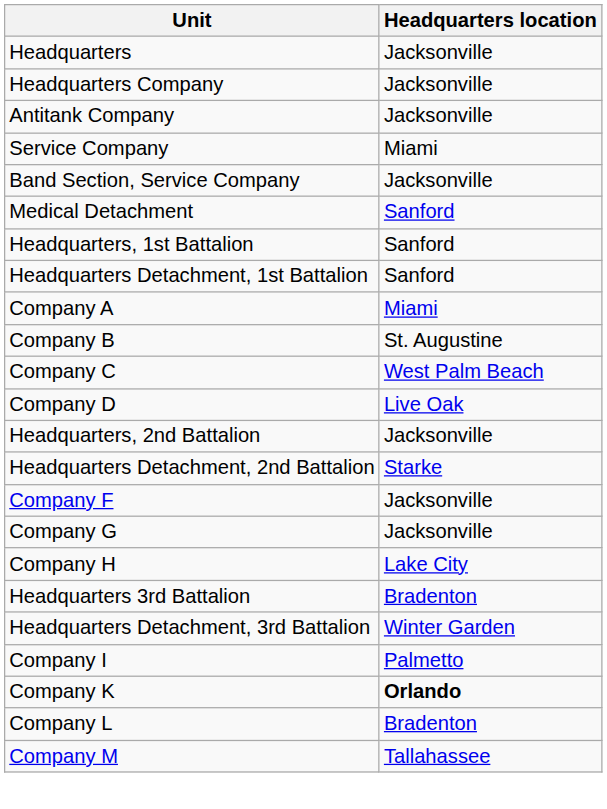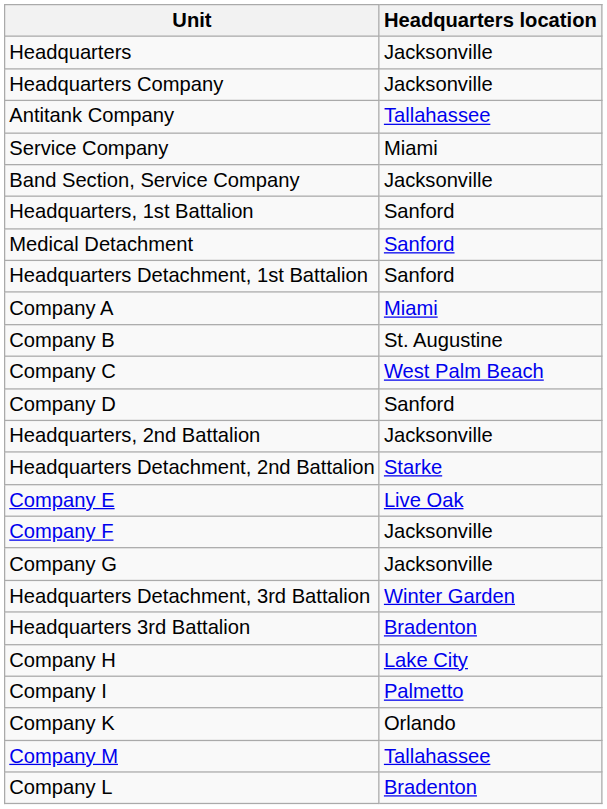(438, 116) Jacksonville -> (437, 116) Tallahassee
rows swapped: (101, 212) <-> (131, 244)
(424, 404) Live Oak -> (419, 404) Sanford
+ row: (62, 500)
rows swapped: (63, 564) <-> (190, 627)
(423, 691) bold -> (420, 723) normal
rows swapped: (61, 723) <-> (64, 755)
